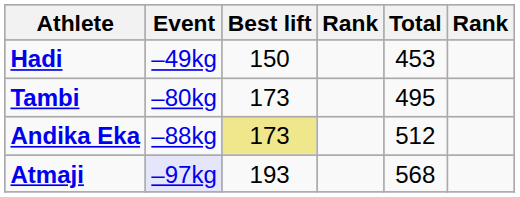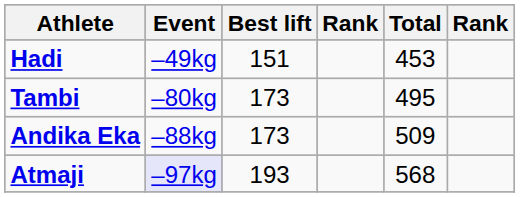(270, 60) 150 -> (270, 60) 151
(270, 136) khaki background -> (270, 136) no background
(415, 136) 512 -> (415, 136) 509
